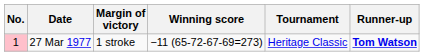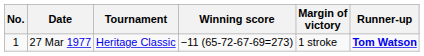columns swapped: (308, 19) <-> (121, 19)
(16, 43) pink background -> (16, 43) no background
